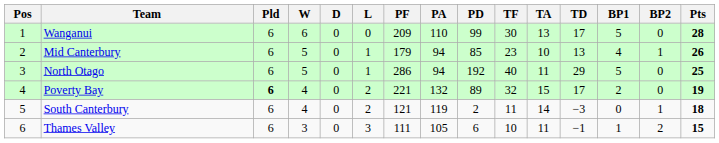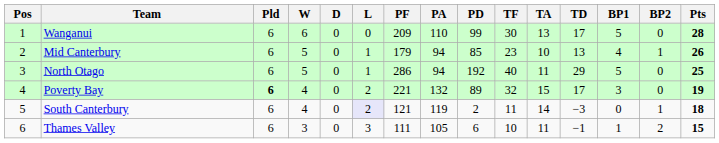(619, 90) 2 -> (619, 90) 3
(368, 109) no background -> (368, 109) lavender background
